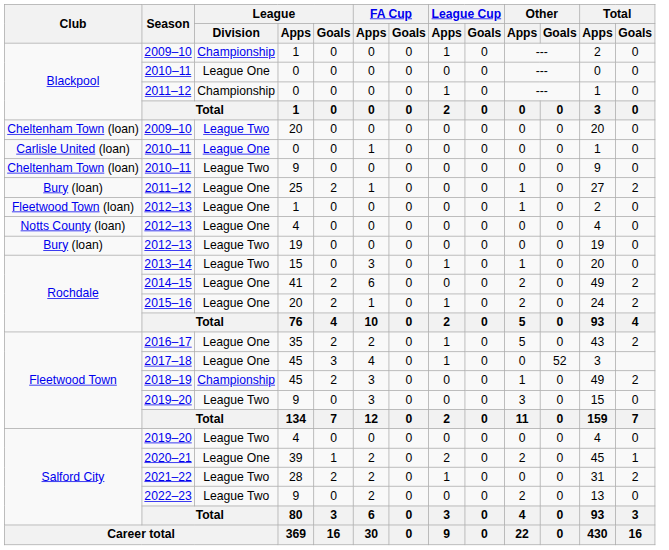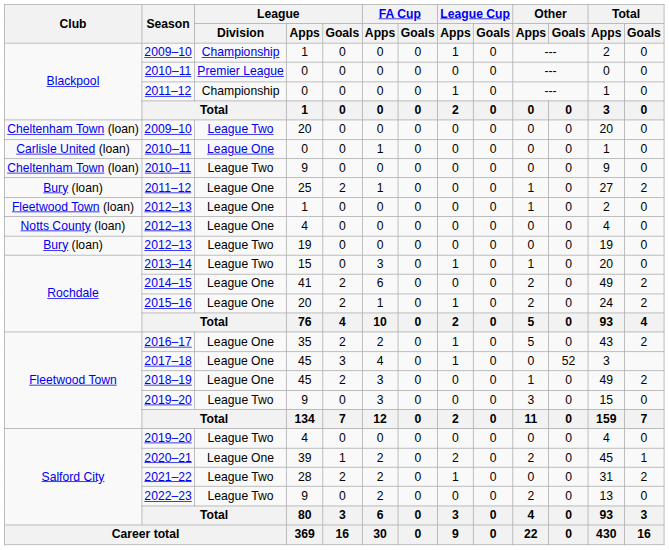(236, 71) League One -> (241, 71) Premier League
(236, 380) Championship -> (241, 380) League One
